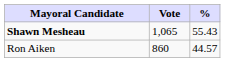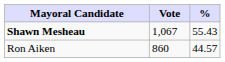(165, 31) 1,065 -> (165, 31) 1,067
